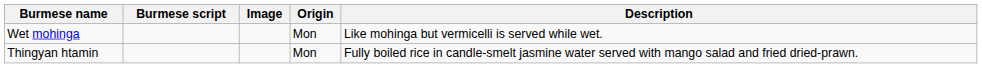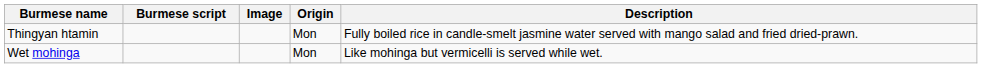rows swapped: (53, 53) <-> (43, 33)
